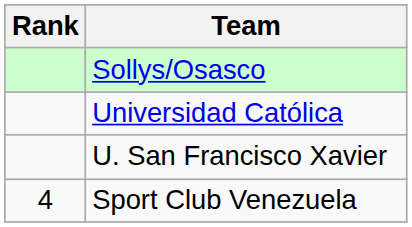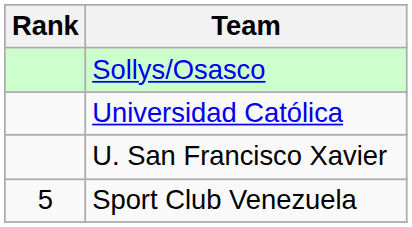(45, 199) 4 -> (45, 199) 5
